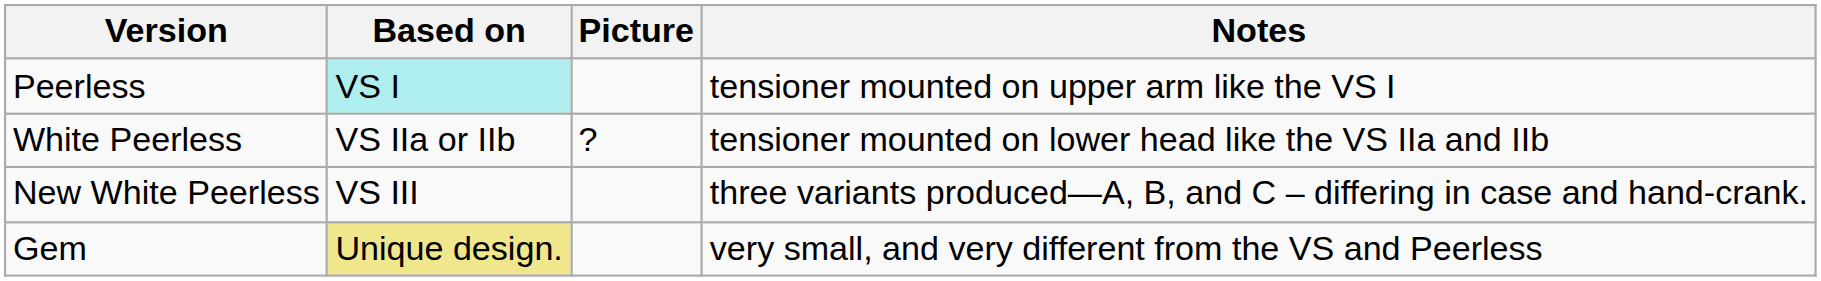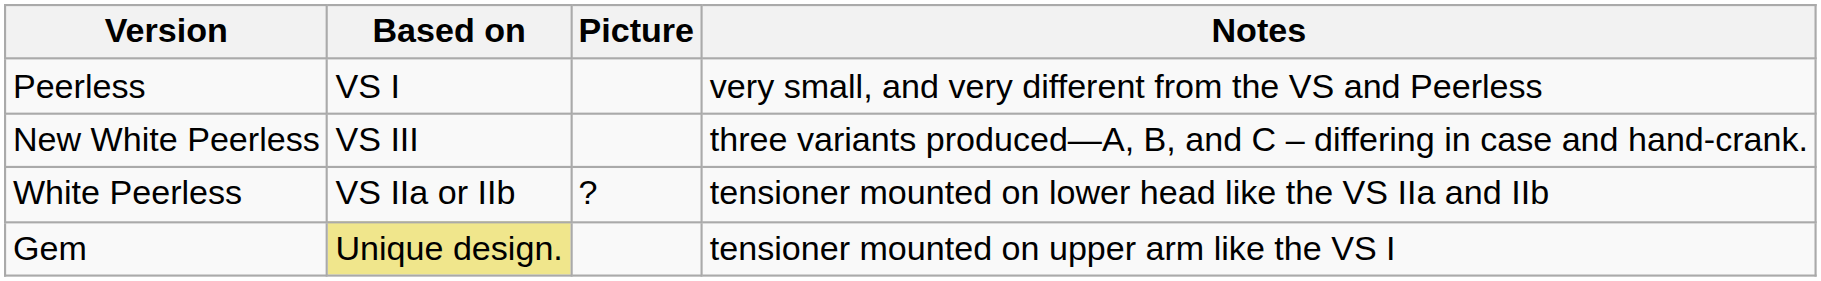(368, 85) paleturquoise background -> (368, 85) no background
(1053, 85) tensioner mounted on upper arm like the VS I -> (1126, 85) very small, and very different from the VS and Peerless
rows swapped: (128, 139) <-> (166, 193)
(1126, 247) very small, and very different from the VS and Peerless -> (1053, 247) tensioner mounted on upper arm like the VS I
